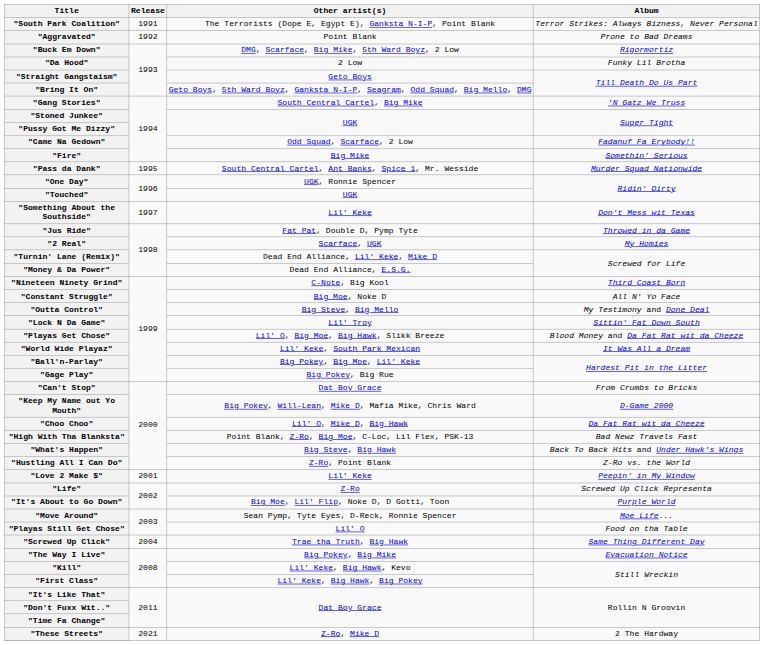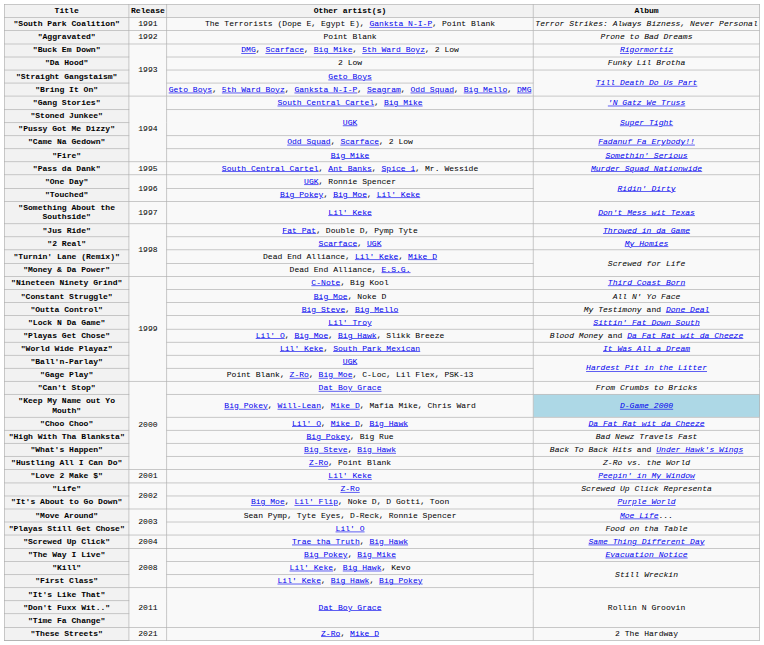(350, 195) UGK -> (350, 195) Big Pokey, Big Moe, Lil' Keke
(350, 362) Big Pokey, Big Moe, Lil' Keke -> (350, 362) UGK
(350, 375) Big Pokey, Big Rue -> (350, 375) Point Blank, Z-Ro, Big Moe, C-Loc, Lil Flex, PSK-13
(647, 406) no background -> (647, 406) lightblue background
(350, 437) Point Blank, Z-Ro, Big Moe, C-Loc, Lil Flex, PSK-13 -> (350, 437) Big Pokey, Big Rue
